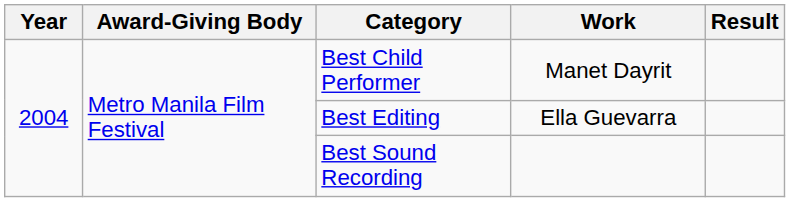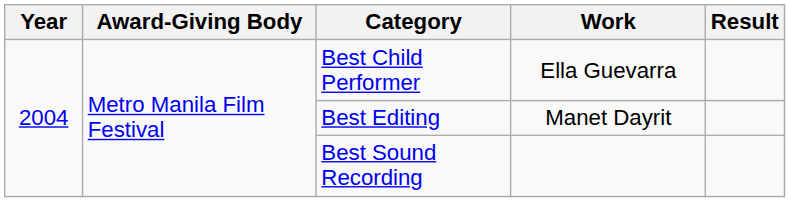(608, 69) Manet Dayrit -> (608, 69) Ella Guevarra
(608, 117) Ella Guevarra -> (608, 117) Manet Dayrit
